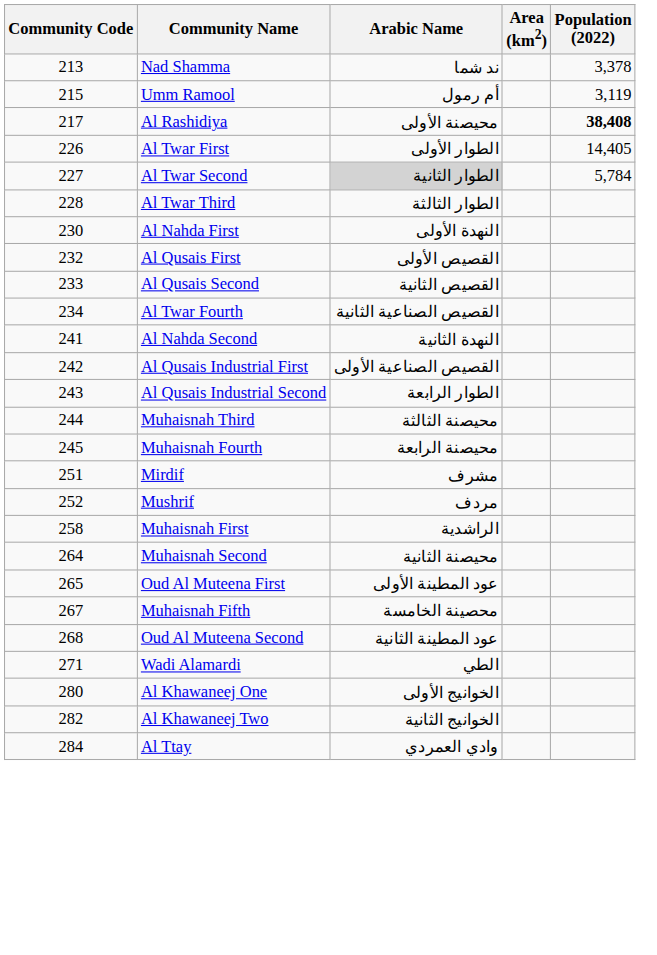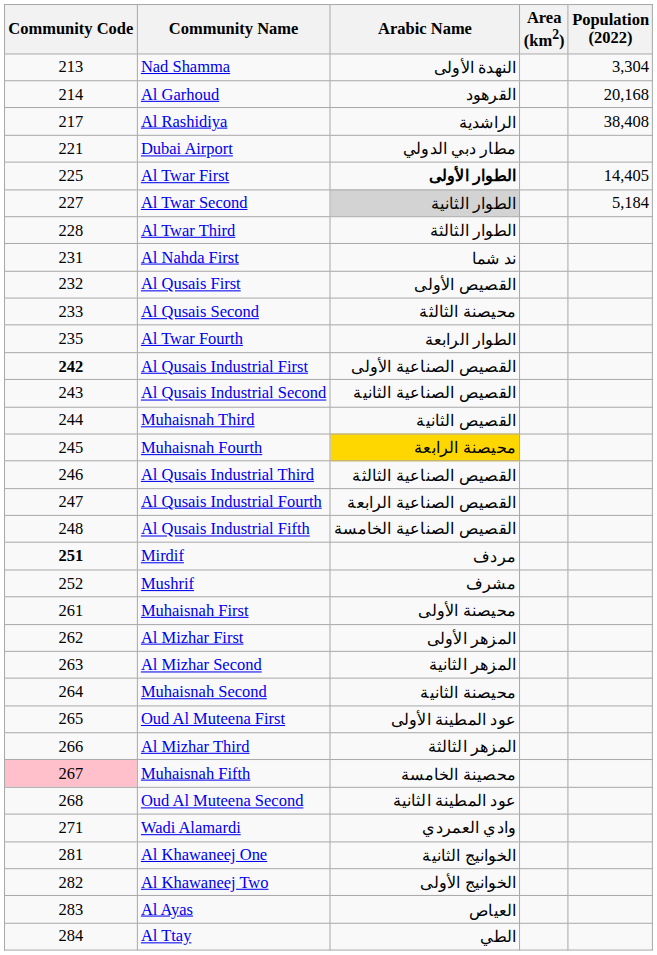(477, 67) ند شما -> (475, 67) النهدة الأولى
(613, 67) 3,378 -> (631, 67) 3,304
+ row: (180, 94)
- row: (188, 94)
(450, 122) محيصنة الأولى -> (487, 122) الراشدية
(609, 121) bold -> (626, 121) normal
+ row: (187, 148)
(71, 148) 226 -> (71, 175) 225
(455, 149) normal -> (472, 176) bold
(613, 175) 5,784 -> (631, 203) 5,184
(71, 230) 230 -> (71, 257) 231
(457, 230) النهدة الأولى -> (494, 257) ند شما
(449, 285) القصيص الثانية -> (468, 312) محيصنة الثالثة
(71, 311) 234 -> (71, 338) 235
(417, 312) القصيص الصناعية الثانية -> (470, 339) الطوار الرابعة
- row: (199, 338)
(71, 366) normal -> (71, 366) bold
(453, 393) الطوار الرابعة -> (435, 393) القصيص الصناعية الثانية
(450, 420) محيصنة الثالثة -> (466, 420) القصيص الثانية
(448, 448) no background -> (465, 448) gold background
+ row: (227, 474)
+ row: (231, 501)
+ row: (225, 529)
(71, 474) normal -> (71, 556) bold
(473, 475) مشرف -> (495, 556) مردف
(477, 502) مردف -> (491, 583) مشرف
(71, 529) 258 -> (71, 610) 261
(470, 529) الراشدية -> (467, 611) محيصنة الأولى
+ row: (192, 637)
+ row: (201, 664)
+ row: (195, 746)
(71, 610) no background -> (71, 773) pink background
(481, 665) الطي -> (469, 828) وادي العمردي
(71, 692) 280 -> (71, 855) 281
(451, 692) الخوانيج الأولى -> (469, 855) الخوانيج الثانية
(452, 719) الخوانيج الثانية -> (468, 882) الخوانيج الأولى
+ row: (167, 909)
(452, 746) وادي العمردي -> (498, 937) الطي
